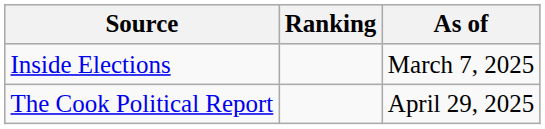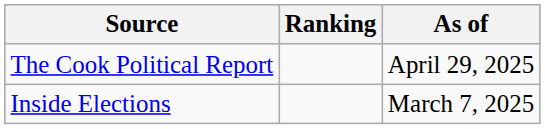rows swapped: (142, 103) <-> (91, 63)
